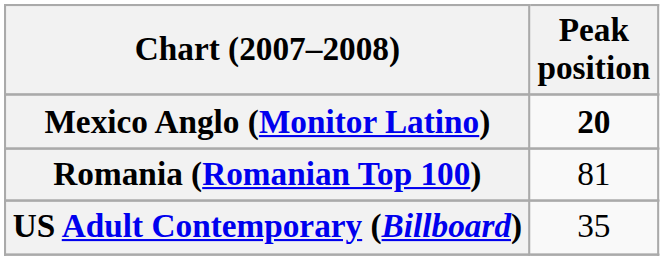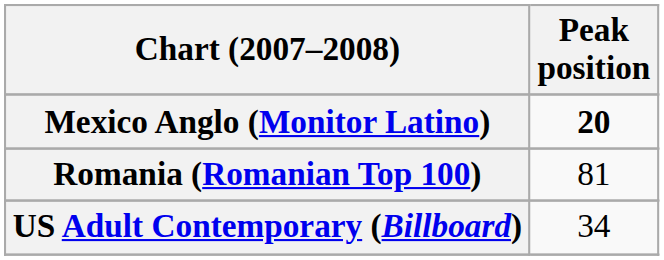(594, 226) 35 -> (594, 226) 34
